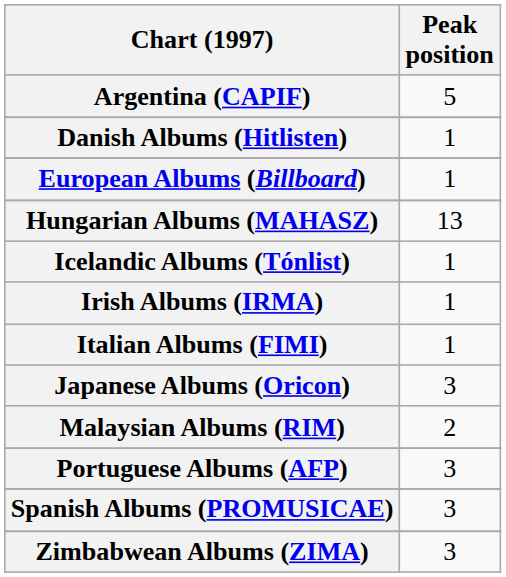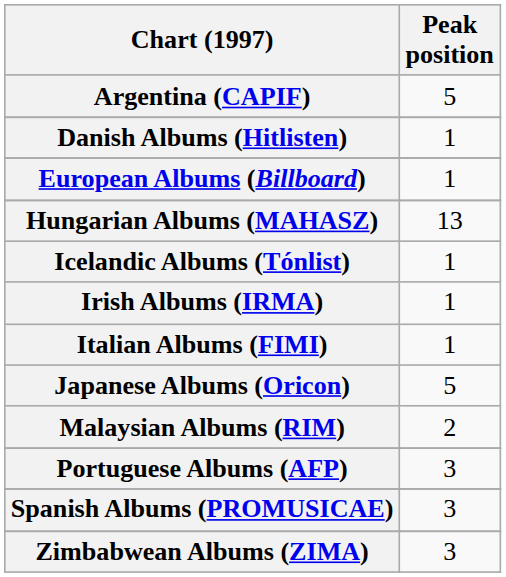(450, 385) 3 -> (450, 385) 5
